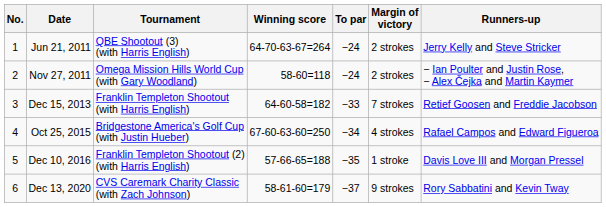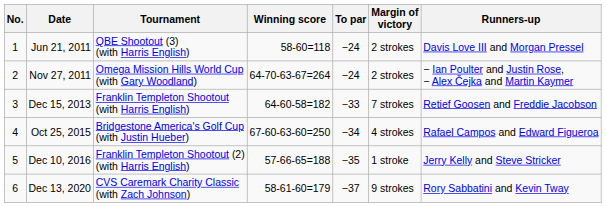(290, 47) 64-70-63-67=264 -> (305, 47) 58-60=118
(492, 47) Jerry Kelly and Steve Stricker -> (503, 47) Davis Love III and Morgan Pressel
(305, 75) 58-60=118 -> (290, 75) 64-70-63-67=264
(503, 160) Davis Love III and Morgan Pressel -> (492, 160) Jerry Kelly and Steve Stricker
